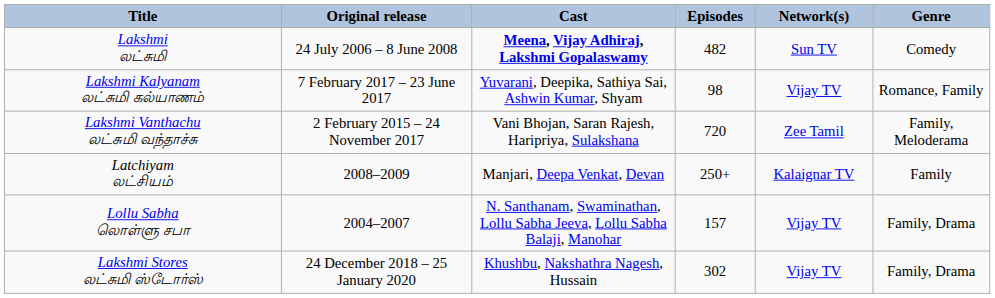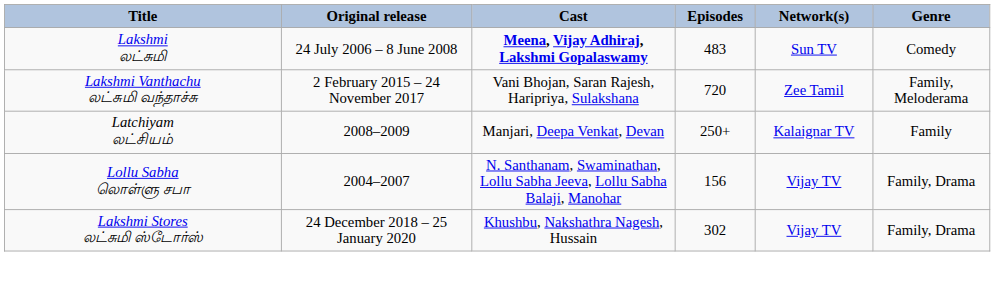(715, 48) 482 -> (715, 48) 483
- row: (143, 89)
(715, 223) 157 -> (715, 181) 156
